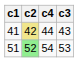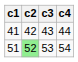columns swapped: (65, 14) <-> (48, 14)
(30, 31) khaki background -> (30, 31) no background
